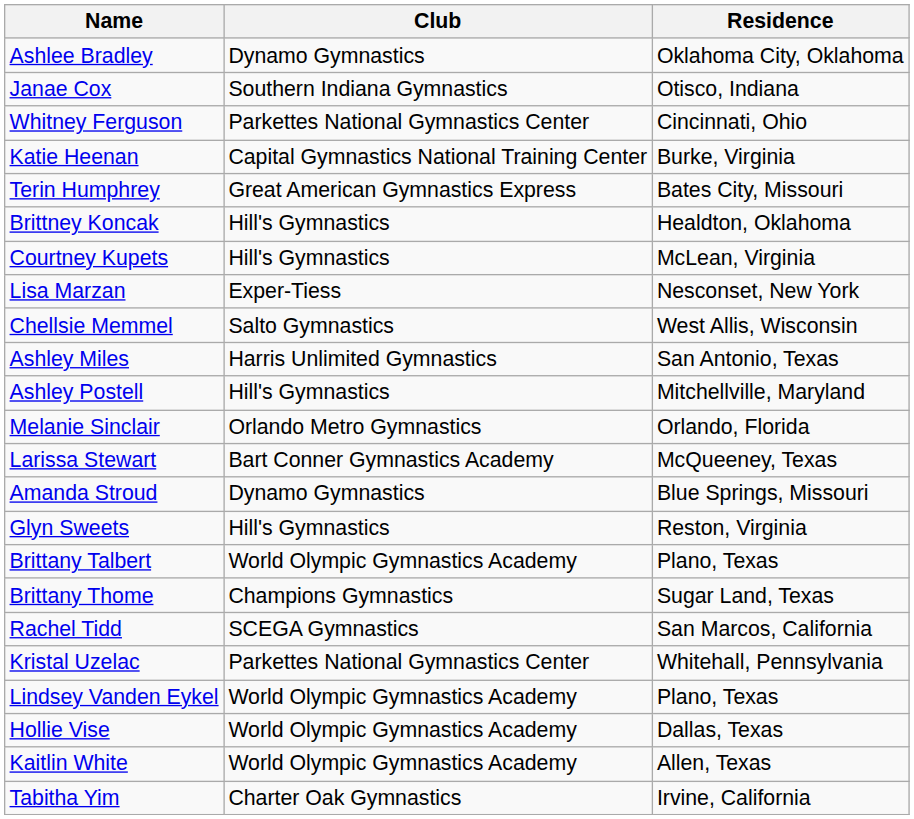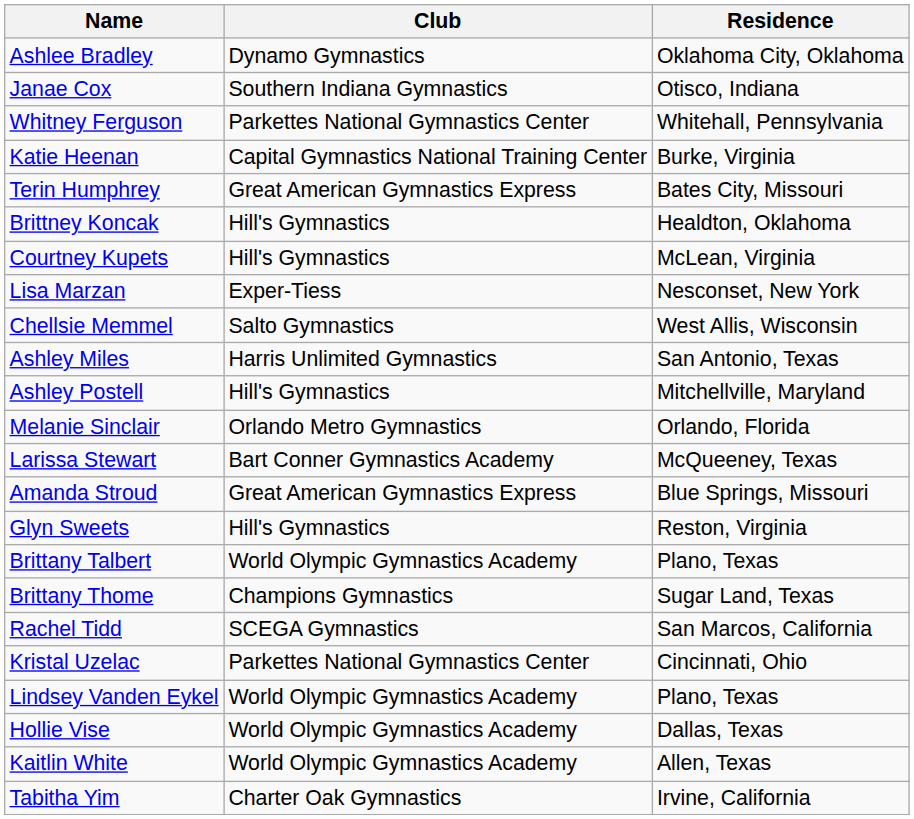(732, 122) Cincinnati, Ohio -> (770, 122) Whitehall, Pennsylvania
(327, 493) Dynamo Gymnastics -> (402, 493) Great American Gymnastics Express
(770, 662) Whitehall, Pennsylvania -> (732, 662) Cincinnati, Ohio
